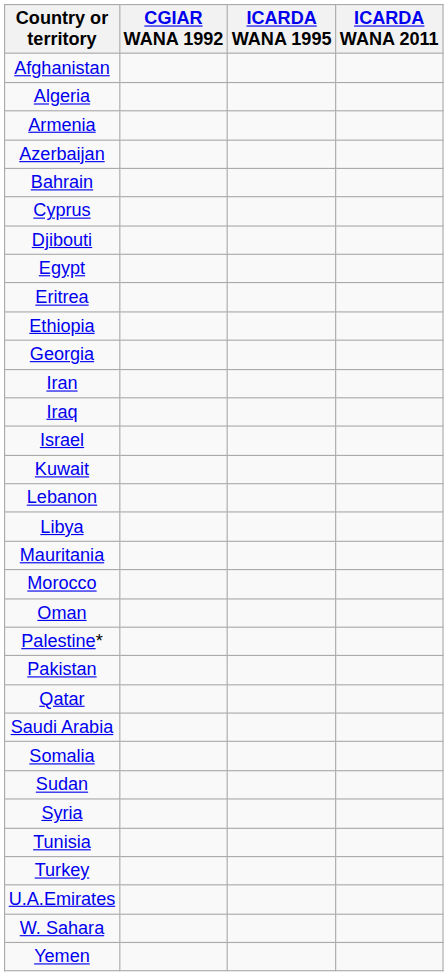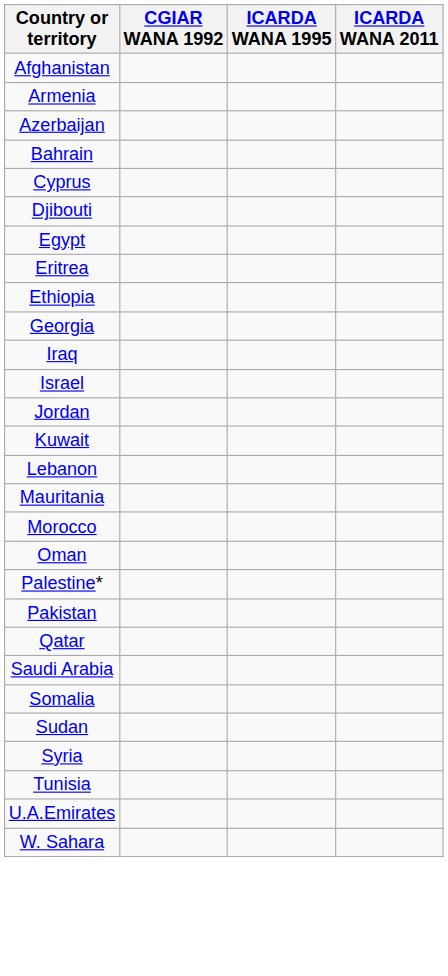- row: (62, 96)
- row: (62, 383)
+ row: (62, 411)
- row: (62, 526)
- row: (62, 870)
- row: (62, 956)
